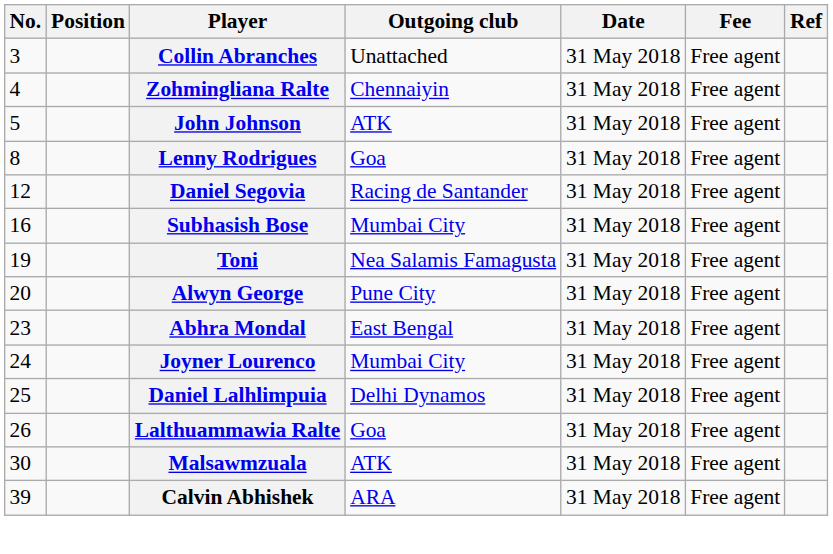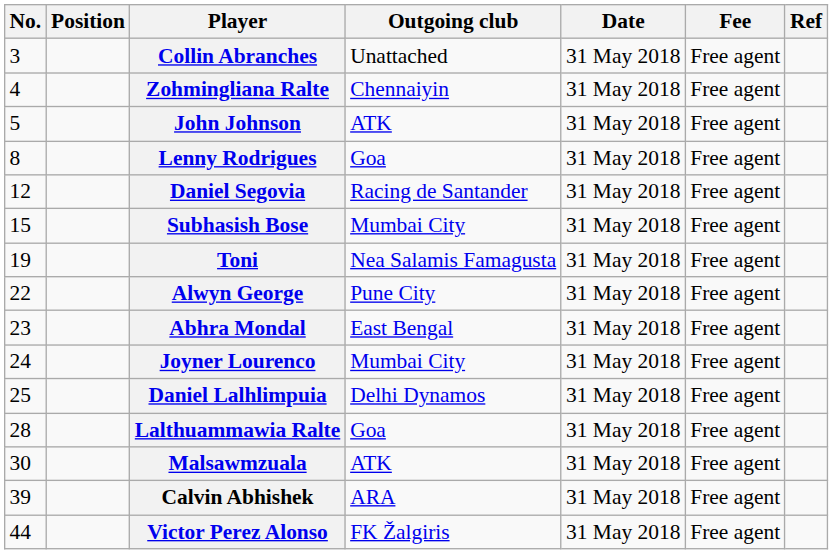(20, 225) 16 -> (20, 225) 15
(20, 293) 20 -> (20, 293) 22
(20, 429) 26 -> (20, 429) 28
+ row: (238, 531)
